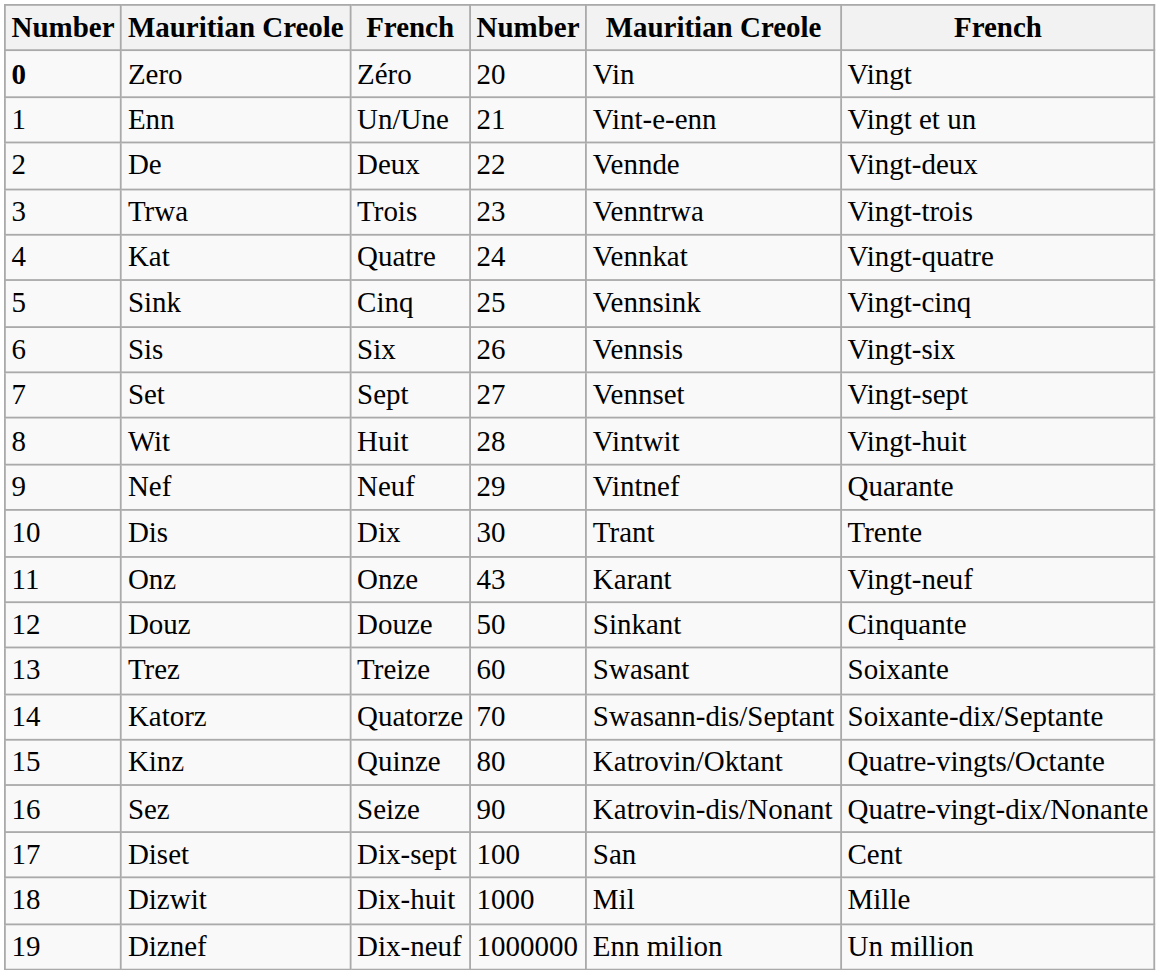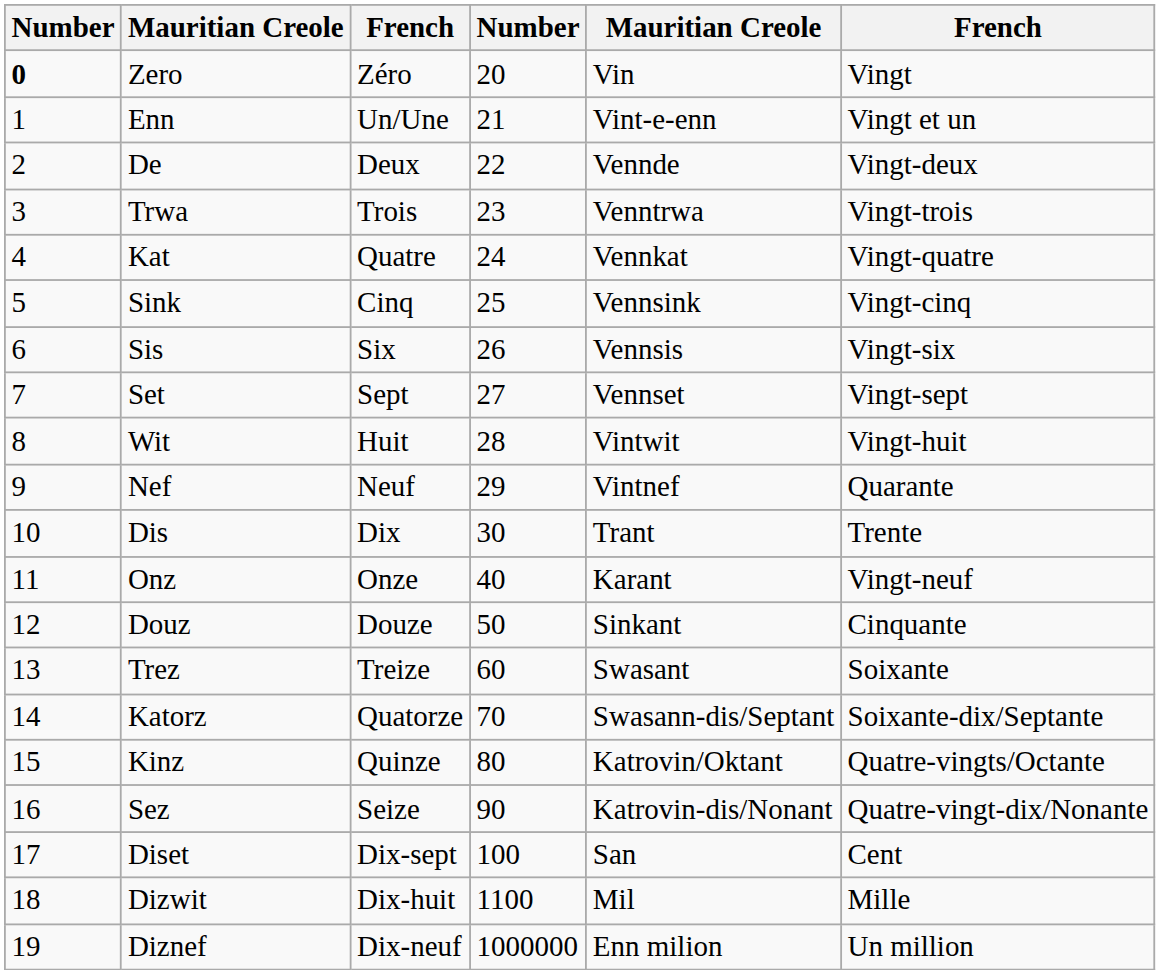(491, 578) 43 -> (491, 578) 40
(506, 900) 1000 -> (505, 900) 1100
